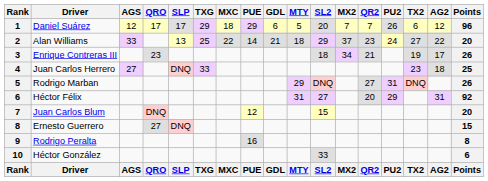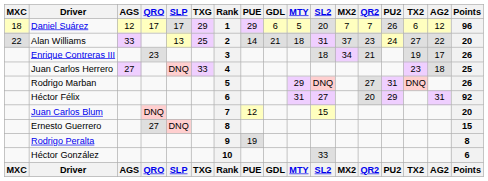columns swapped: (18, 11) <-> (228, 11)
(323, 40) 29 -> (323, 40) 31
(252, 140) 16 -> (252, 140) 19
